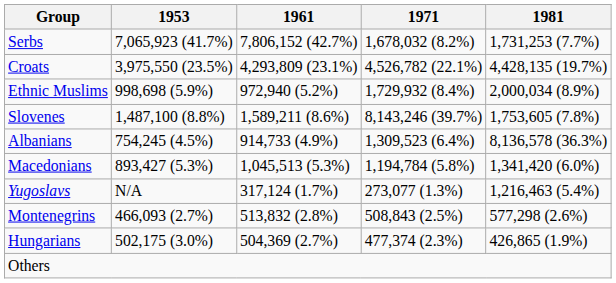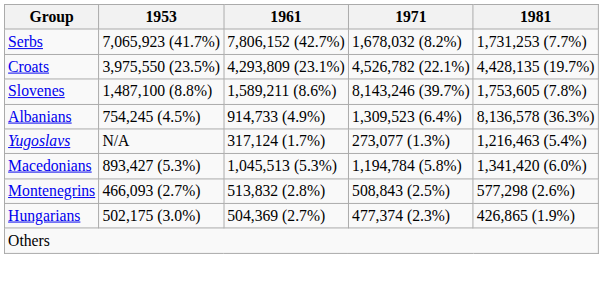- row: (58, 91)
rows swapped: (50, 166) <-> (39, 191)
